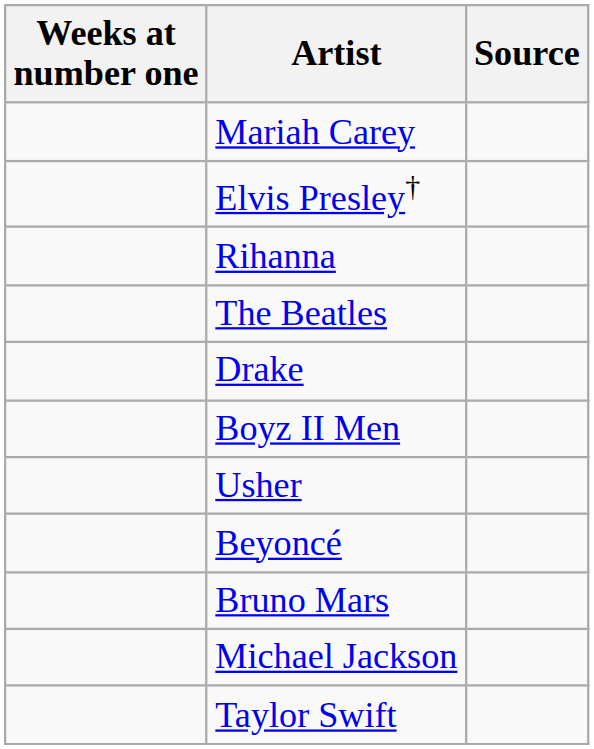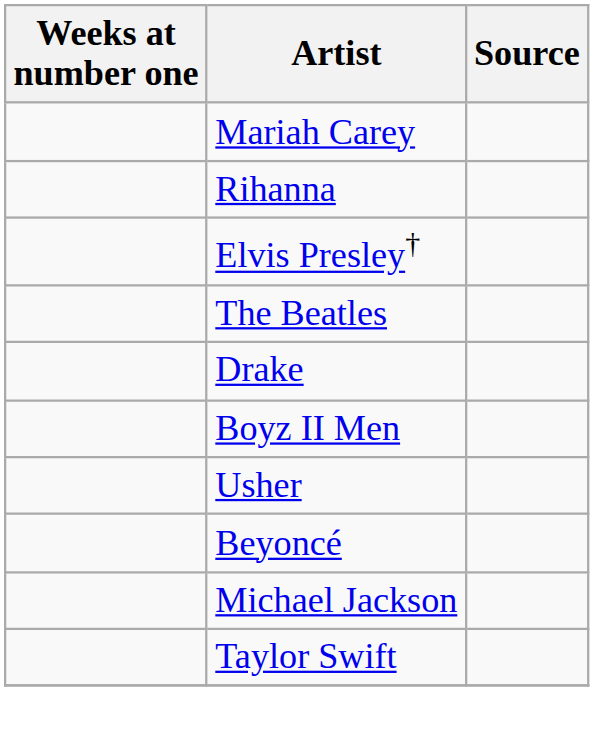rows swapped: (318, 193) <-> (276, 255)
- row: (302, 599)
